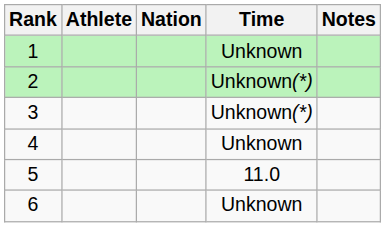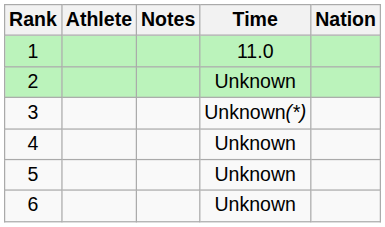columns swapped: (171, 19) <-> (349, 19)
(262, 50) Unknown -> (255, 50) 11.0
(262, 81) Unknown(*) -> (255, 81) Unknown
(262, 174) 11.0 -> (255, 174) Unknown
